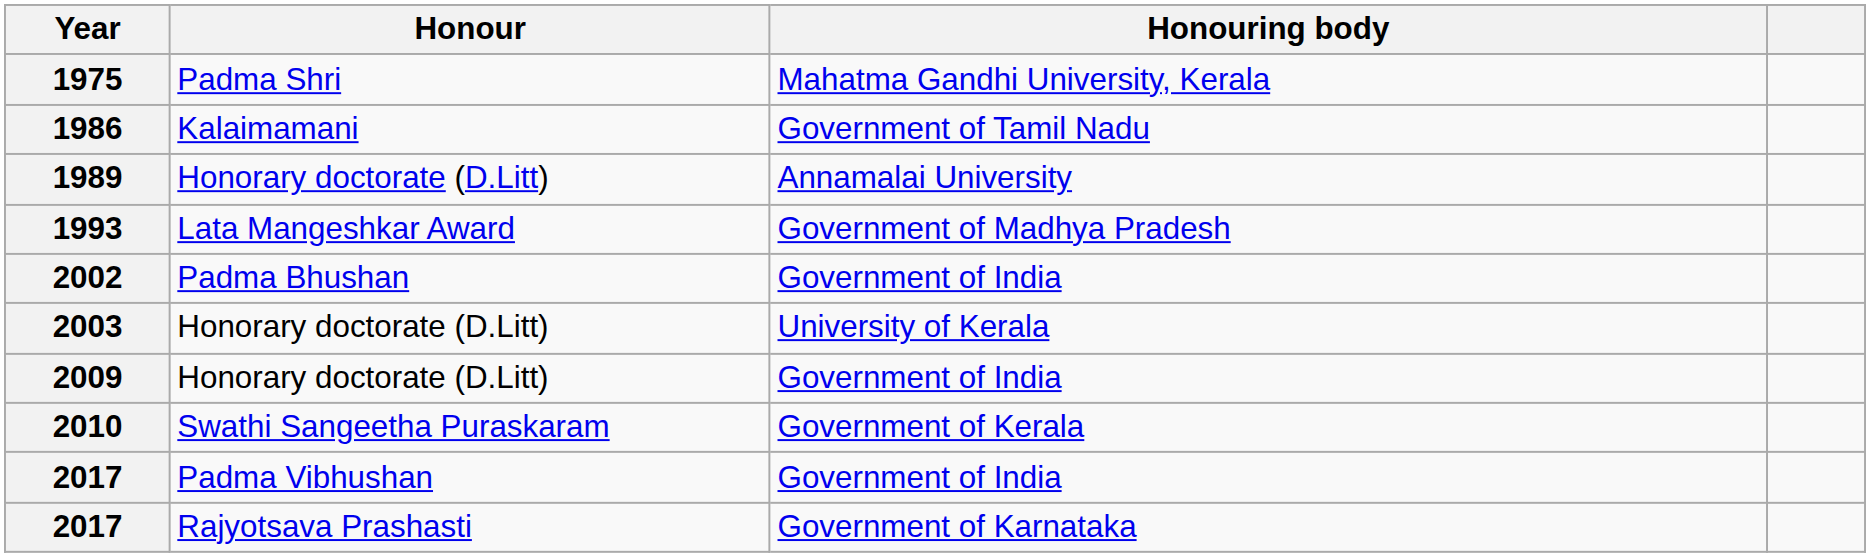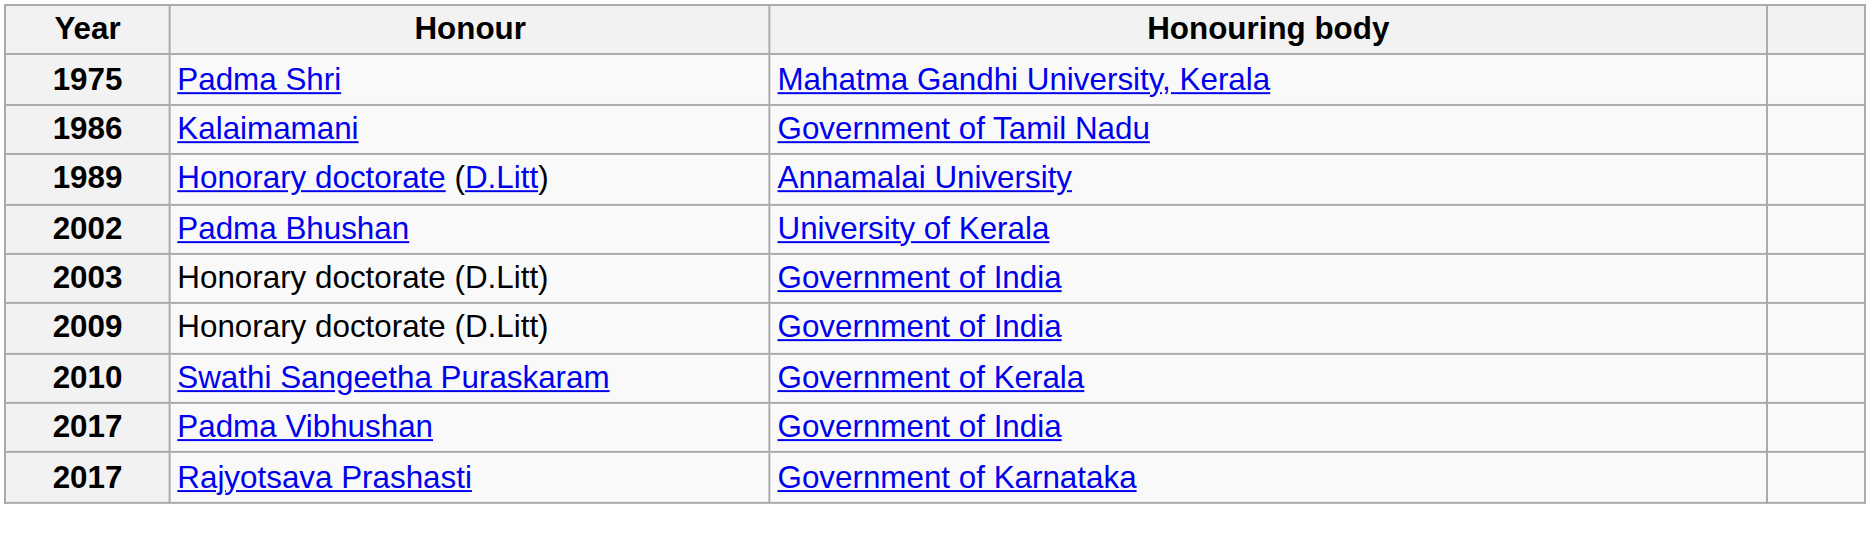- row: (88, 228)
(920, 278) Government of India -> (913, 228) University of Kerala
(913, 327) University of Kerala -> (920, 278) Government of India
